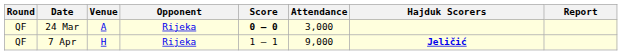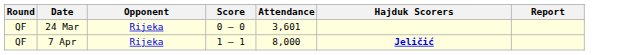- column: (104, 12)
(264, 27) bold -> (231, 27) normal
(319, 27) 3,000 -> (286, 27) 3,601
(319, 43) 9,000 -> (286, 43) 8,000
